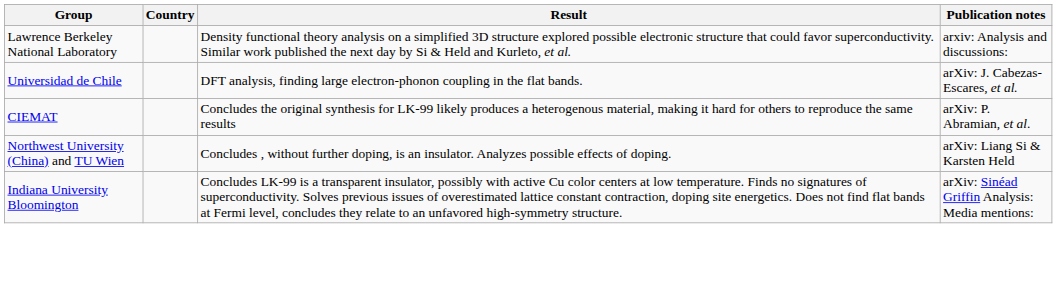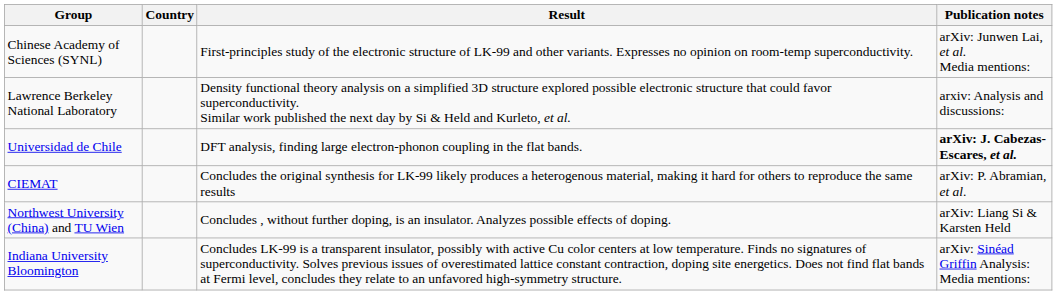+ row: (64, 51)
(993, 80) normal -> (993, 147) bold
